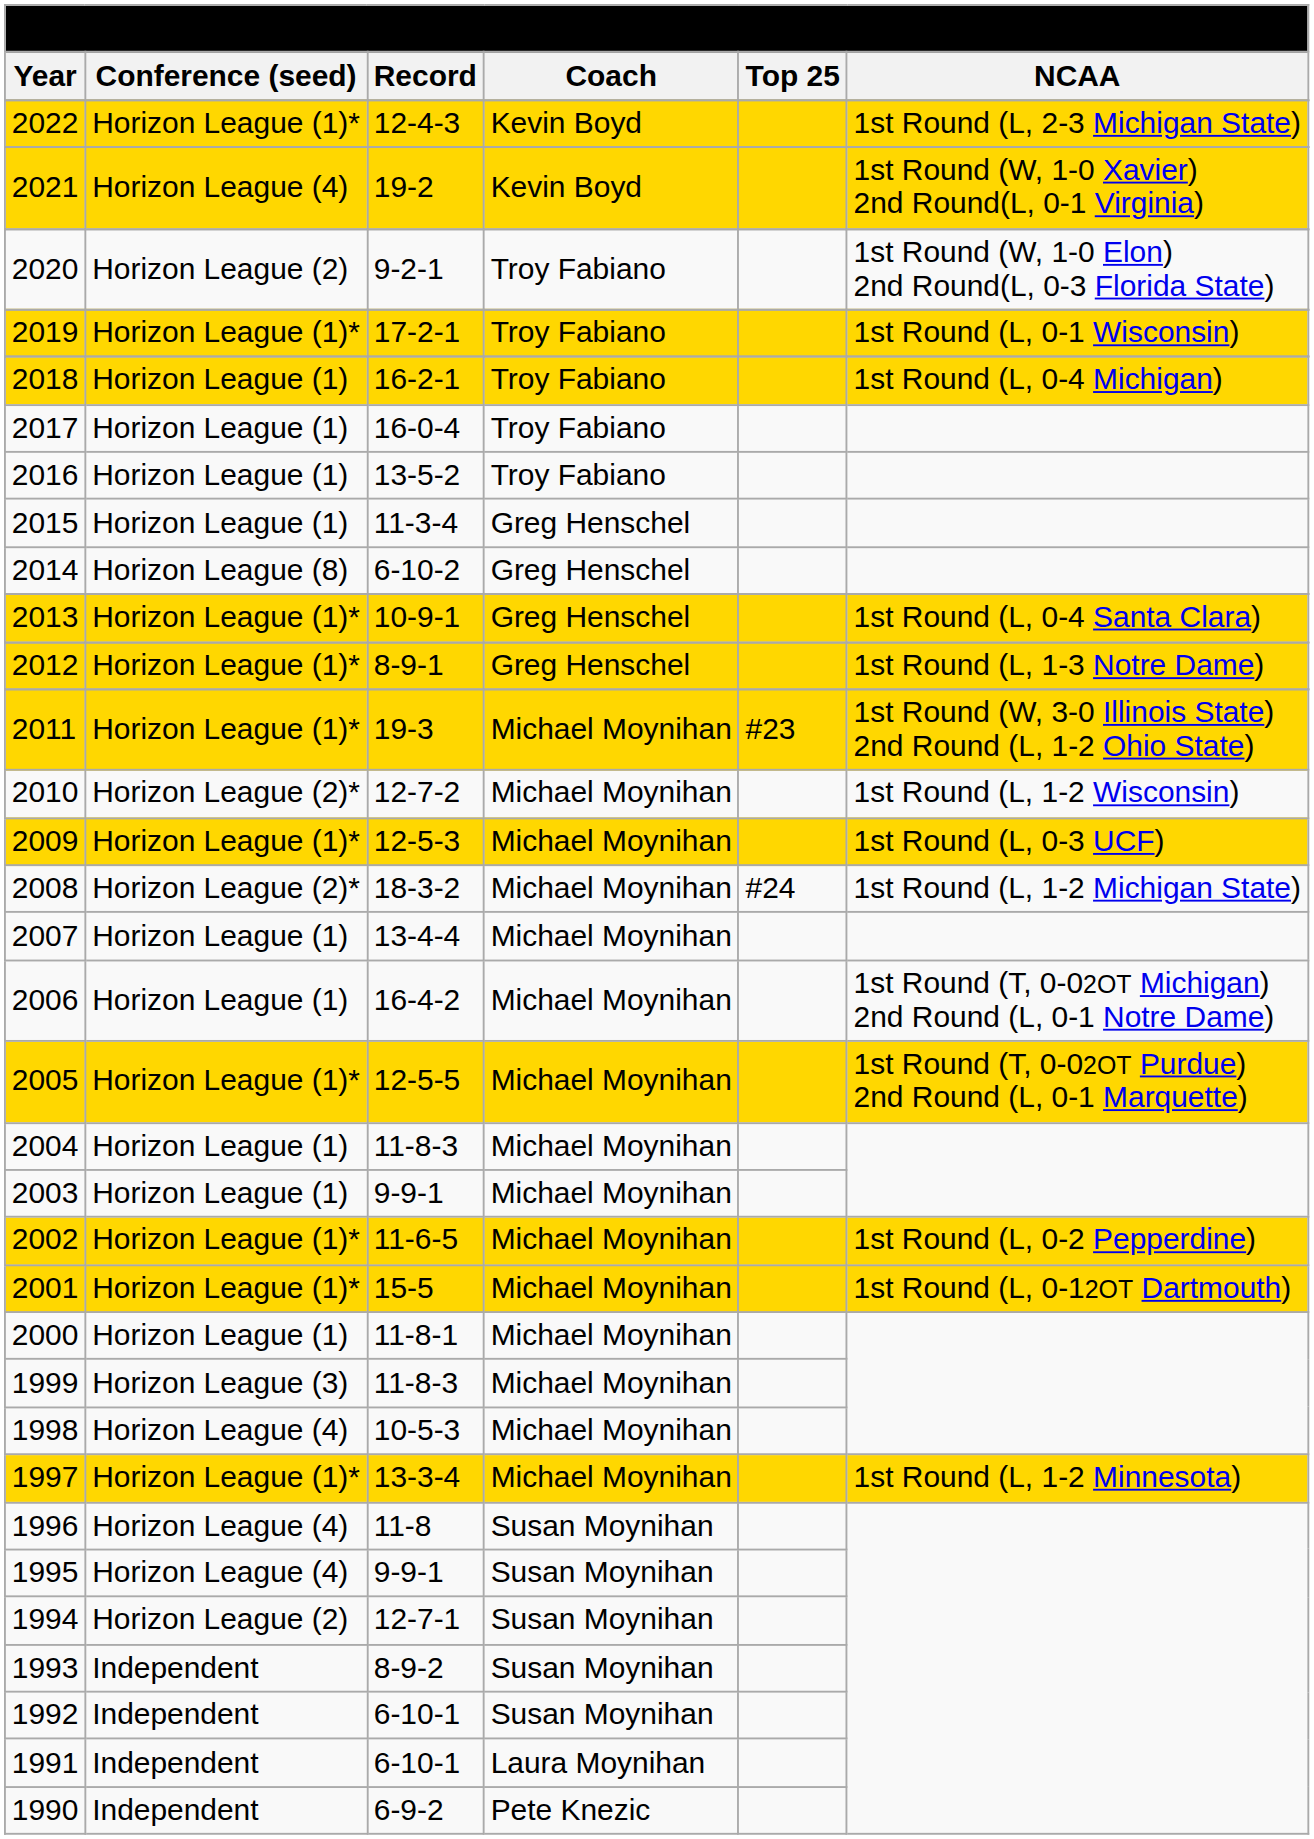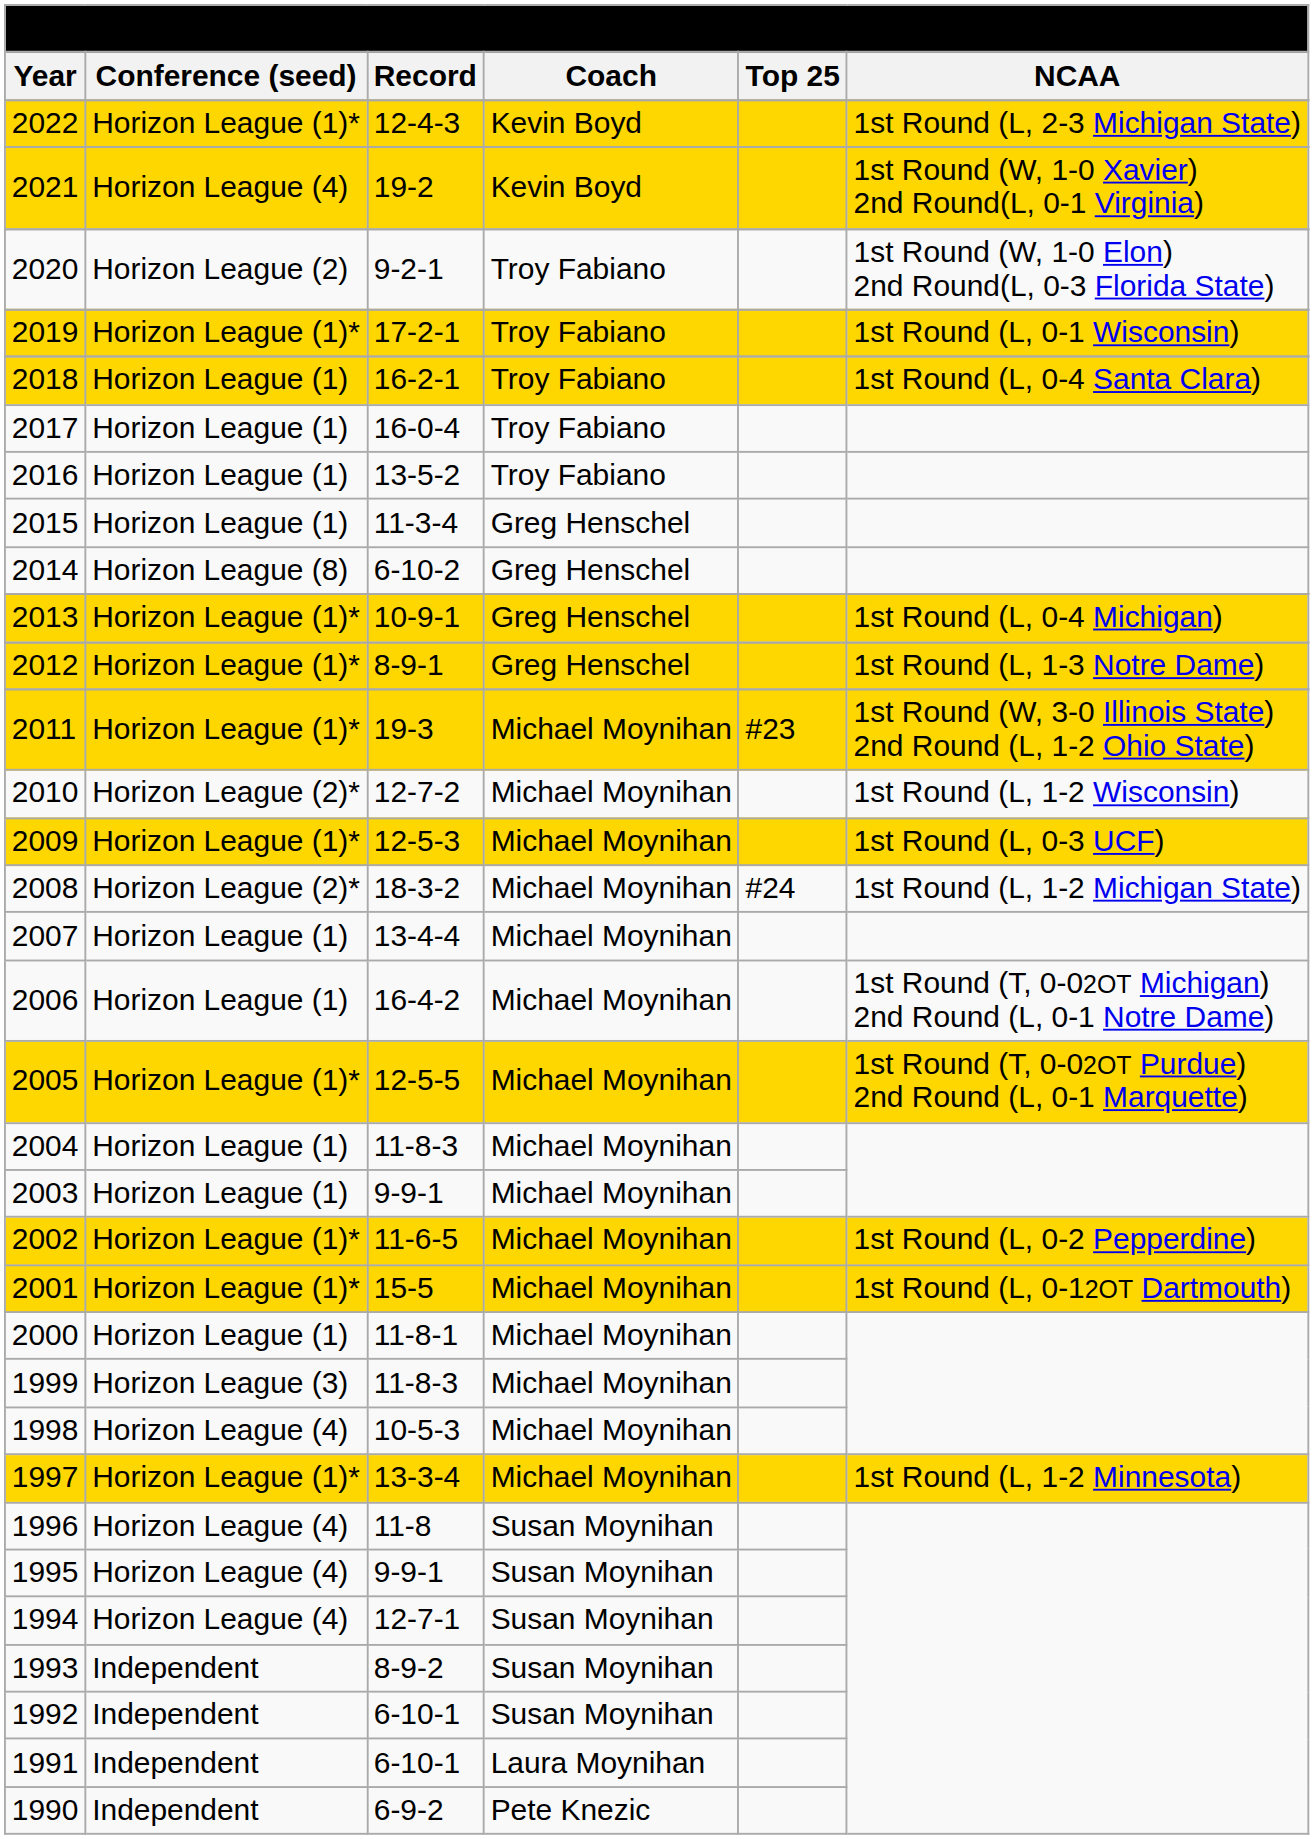(1038, 380) 1st Round (L, 0-4 Michigan) -> (1057, 380) 1st Round (L, 0-4 Santa Clara)
(1057, 617) 1st Round (L, 0-4 Santa Clara) -> (1038, 617) 1st Round (L, 0-4 Michigan)
(220, 1620) Horizon League (2) -> (220, 1620) Horizon League (4)
